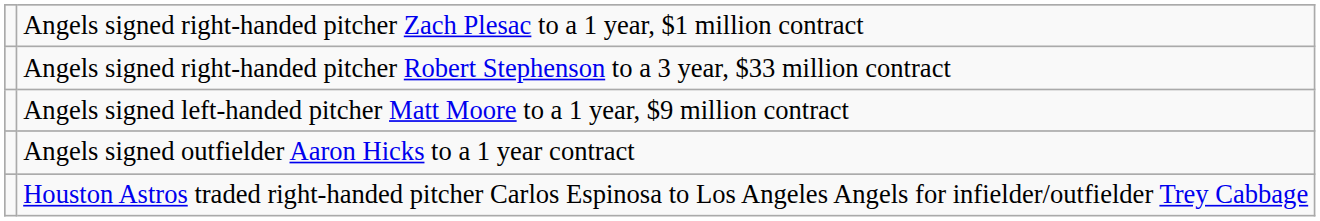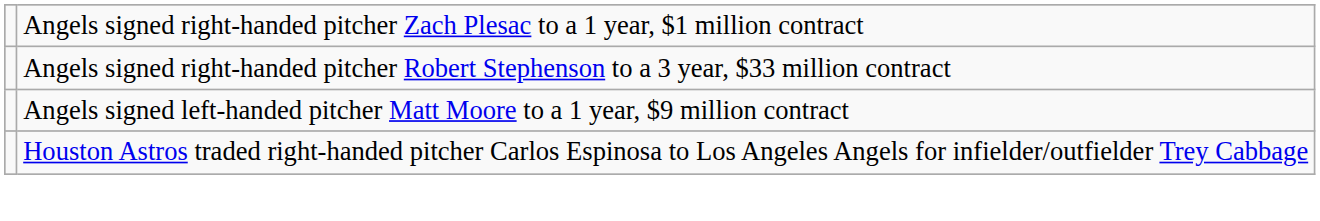- row: (329, 151)
